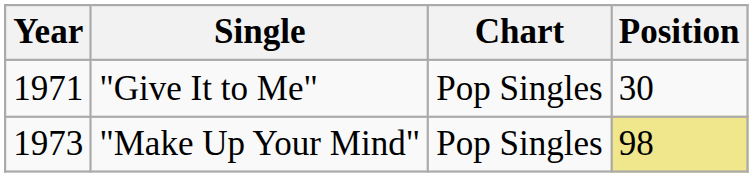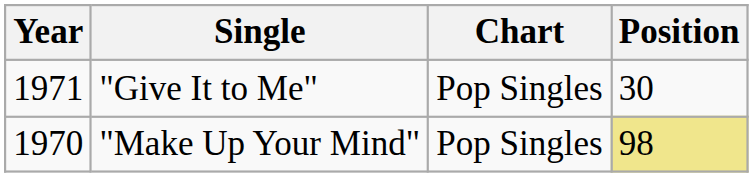(48, 143) 1973 -> (48, 143) 1970
